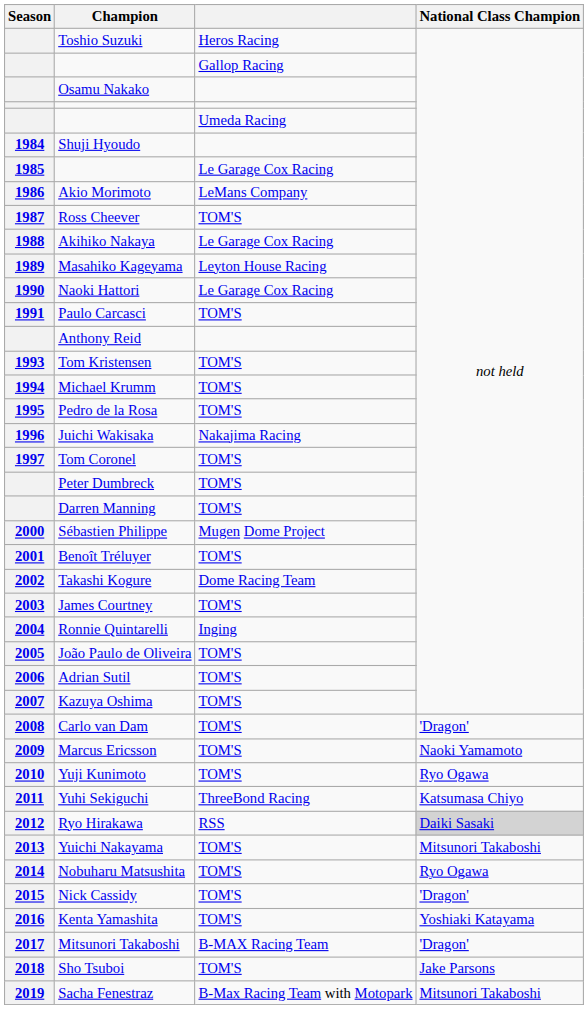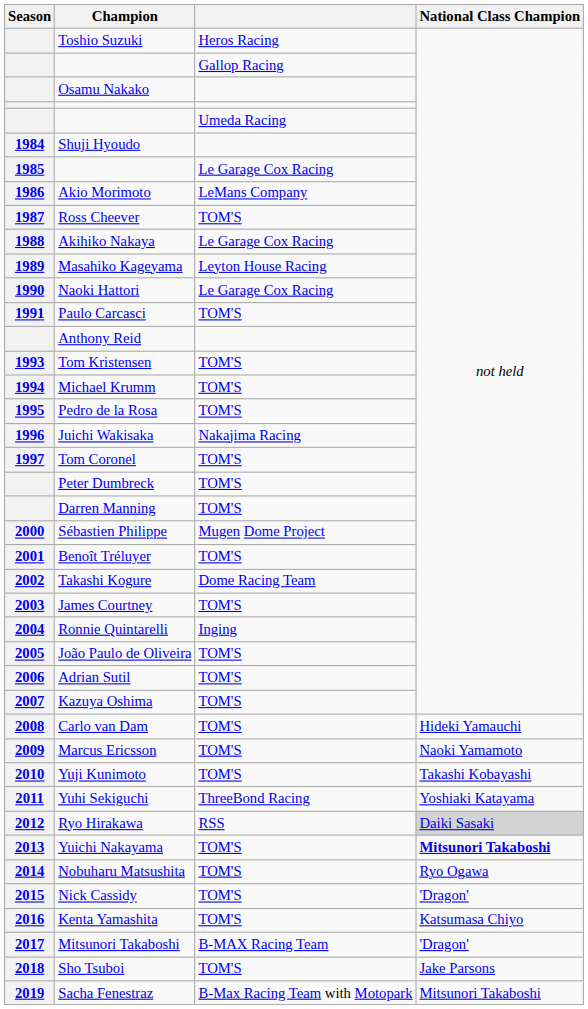(444, 725) 'Dragon' -> (470, 725) Hideki Yamauchi
(454, 774) Ryo Ogawa -> (475, 774) Takashi Kobayashi
(471, 798) Katsumasa Chiyo -> (477, 798) Yoshiaki Katayama
(480, 847) normal -> (485, 847) bold
(477, 919) Yoshiaki Katayama -> (471, 919) Katsumasa Chiyo
